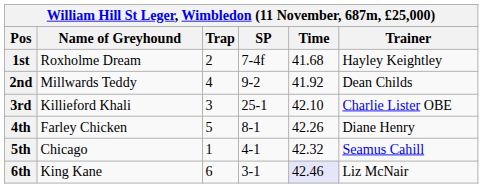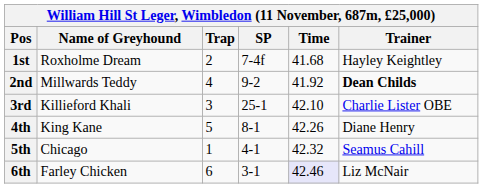(377, 82) normal -> (379, 82) bold
(84, 127) Farley Chicken -> (71, 127) King Kane
(71, 171) King Kane -> (84, 171) Farley Chicken
